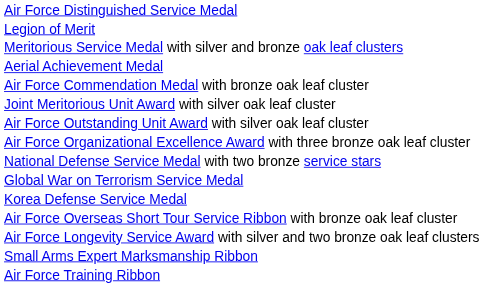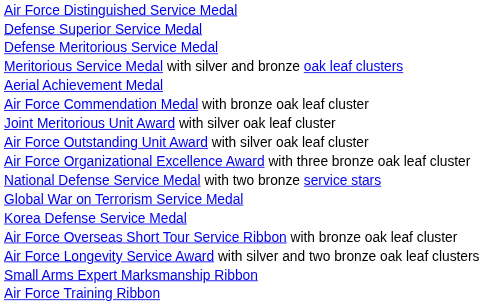+ row: (103, 29)
- row: (50, 29)
+ row: (111, 48)
